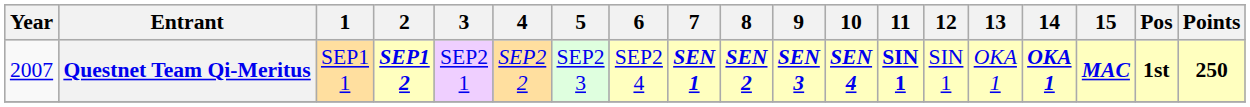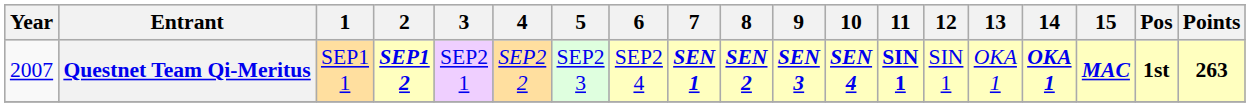(1212, 70) 250 -> (1212, 70) 263
